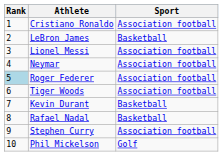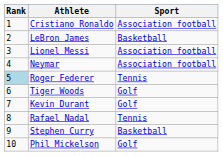(167, 78) Association football -> (132, 78) Tennis
(167, 91) Association football -> (127, 91) Golf
(142, 104) Basketball -> (127, 104) Golf
(142, 118) Basketball -> (132, 118) Tennis
(167, 131) Association football -> (142, 131) Basketball
